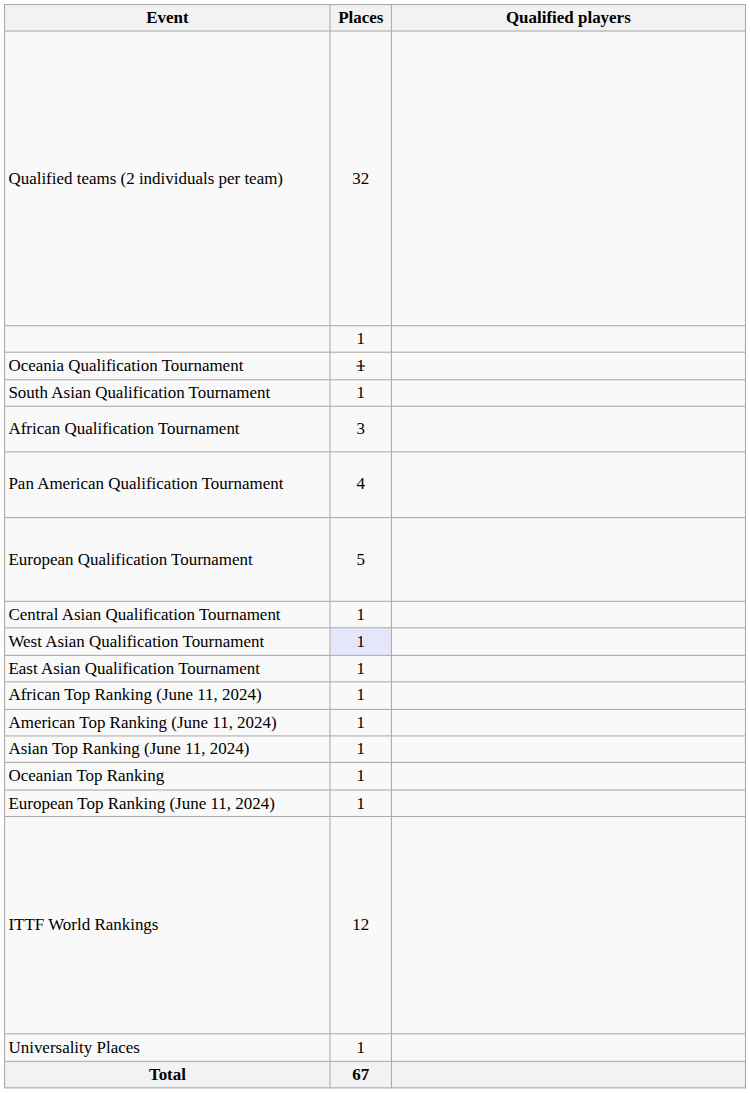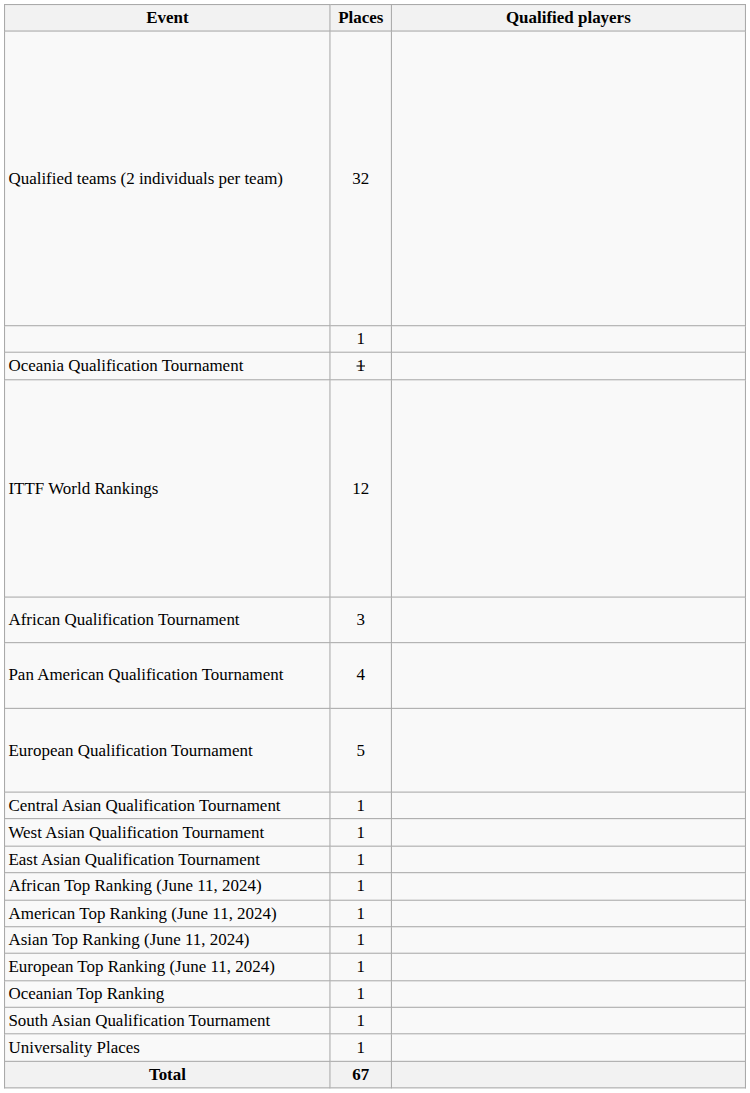rows swapped: (139, 392) <-> (83, 925)
(361, 641) lavender background -> (361, 832) no background
rows swapped: (142, 803) <-> (86, 776)
